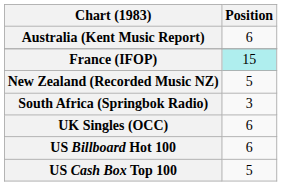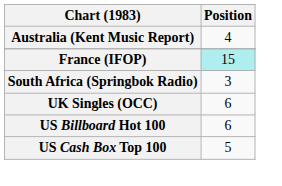(249, 37) 6 -> (228, 37) 4
- row: (113, 81)
